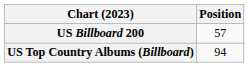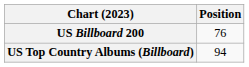(220, 33) 57 -> (220, 33) 76
